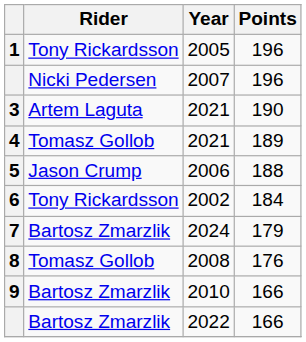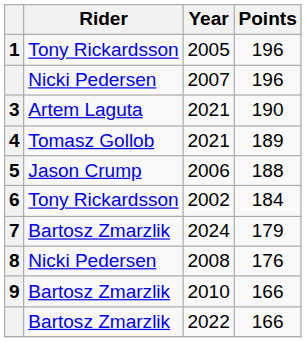(91, 261) Tomasz Gollob -> (92, 261) Nicki Pedersen
